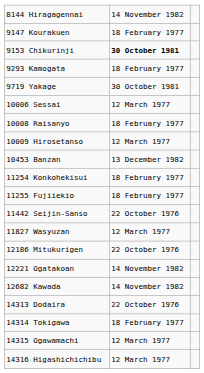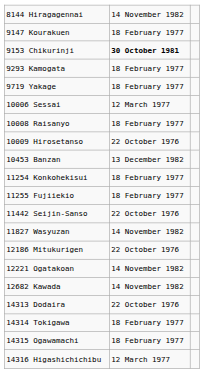(145, 87) 30 October 1981 -> (147, 87) 18 February 1977
(141, 141) 12 March 1977 -> (145, 141) 22 October 1976
(141, 232) 12 March 1977 -> (147, 232) 14 November 1982
(141, 341) 12 March 1977 -> (147, 341) 18 February 1977
